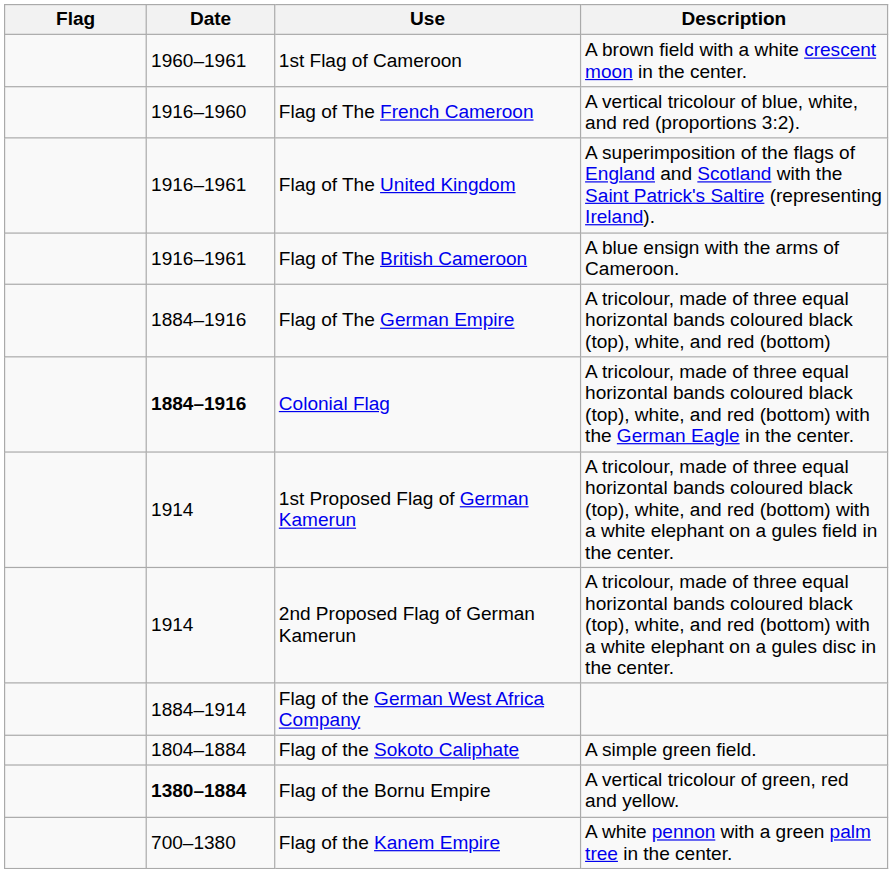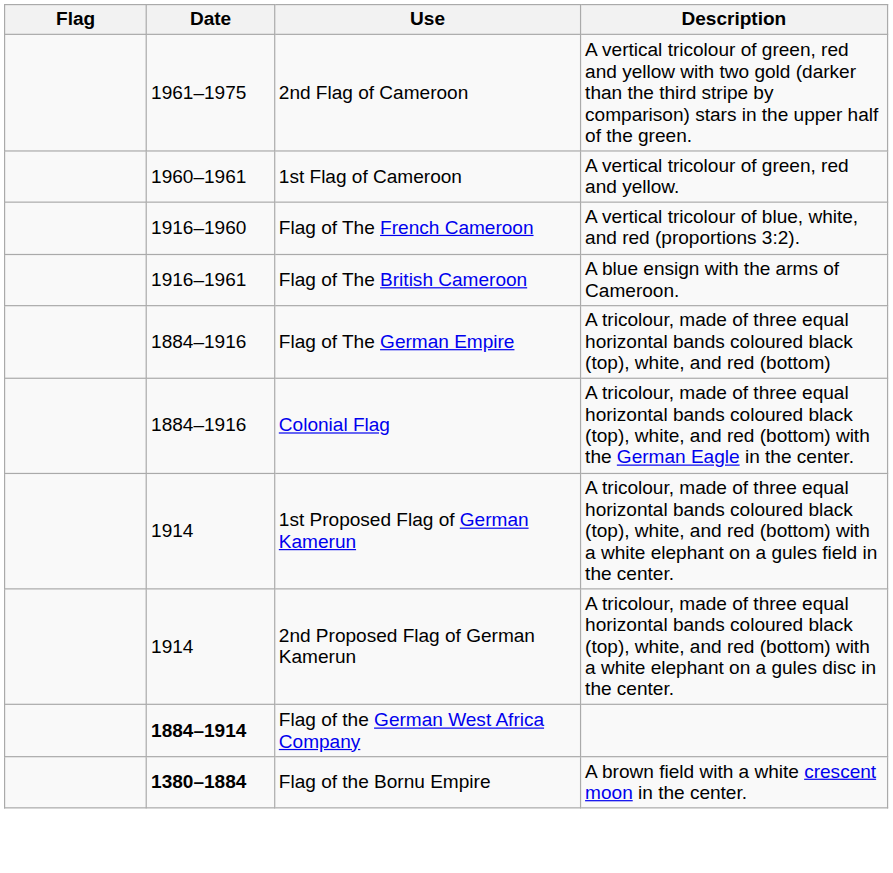+ row: (374, 92)
(731, 60) A brown field with a white crescent moon in the center. -> (717, 176) A vertical tricolour of green, red and yellow.
- row: (397, 185)
(199, 404) bold -> (199, 425) normal
(199, 709) normal -> (199, 730) bold
- row: (399, 749)
(717, 790) A vertical tricolour of green, red and yellow. -> (731, 782) A brown field with a white crescent moon in the center.
- row: (389, 842)
